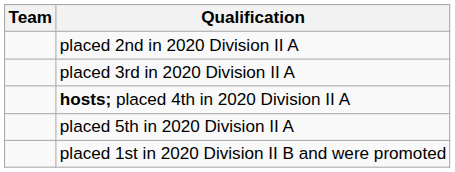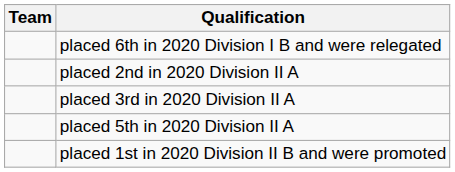+ row: (251, 45)
- row: (205, 99)
